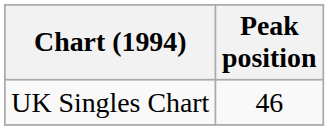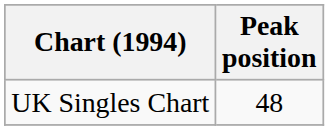(269, 102) 46 -> (269, 102) 48
